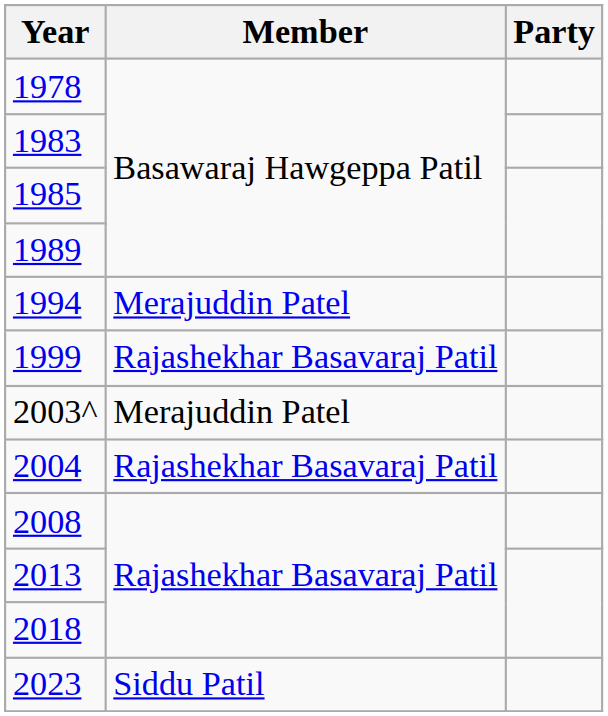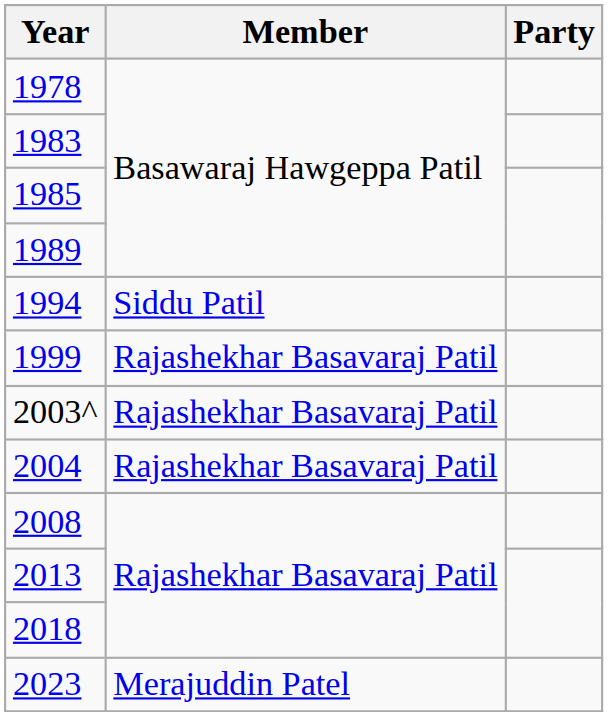(232, 303) Merajuddin Patel -> (189, 303) Siddu Patil
(232, 411) Merajuddin Patel -> (305, 411) Rajashekhar Basavaraj Patil
(189, 683) Siddu Patil -> (232, 683) Merajuddin Patel
